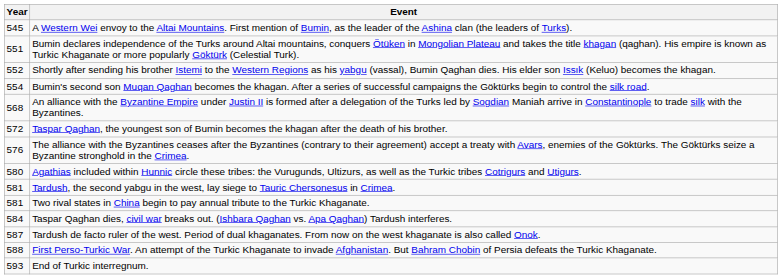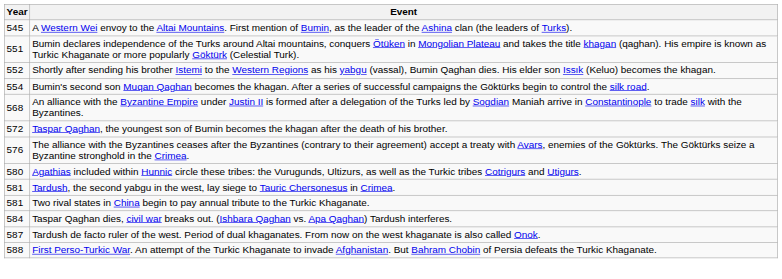- row: (90, 266)
